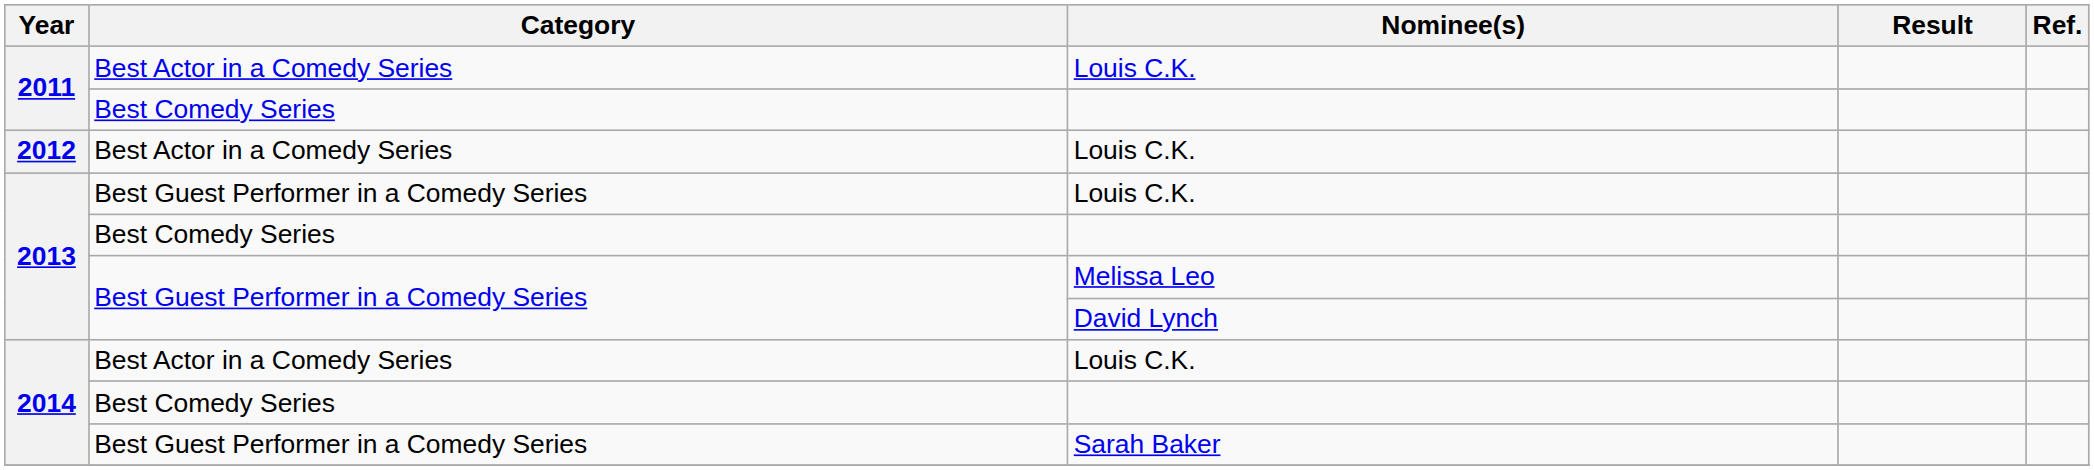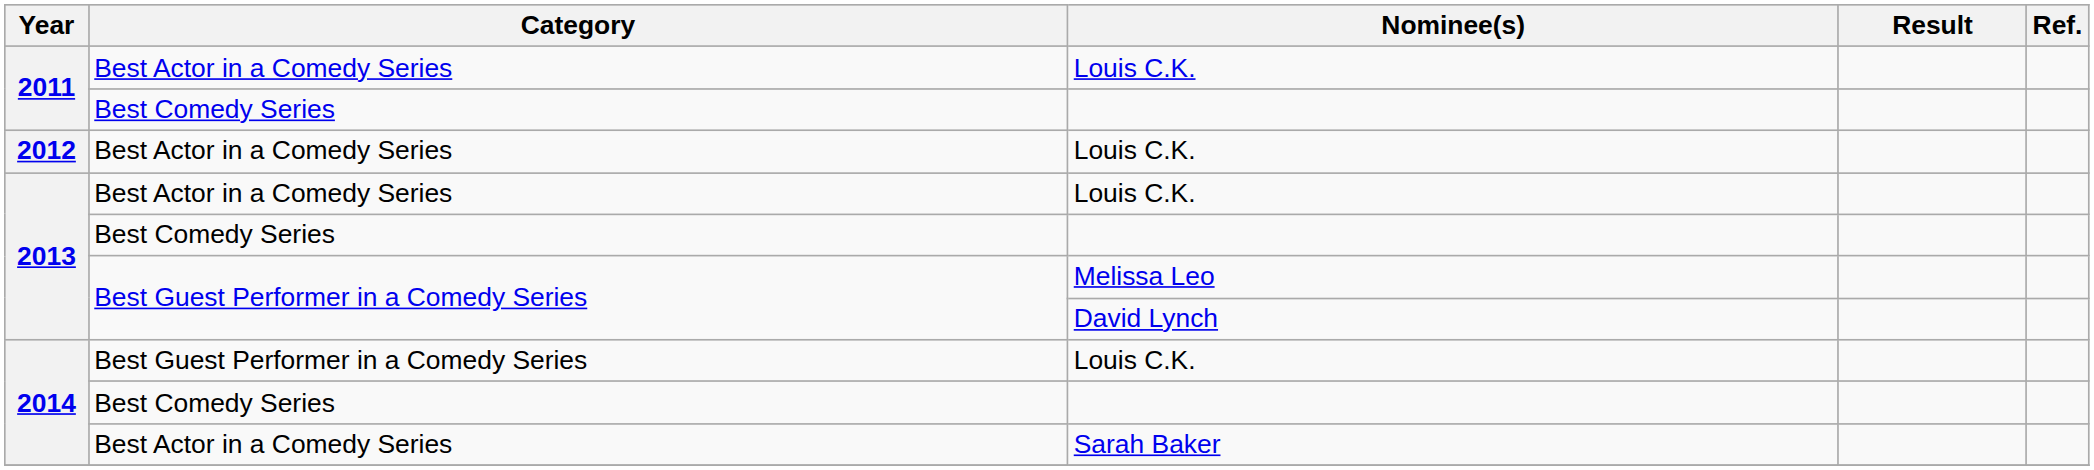(341, 192) Best Guest Performer in a Comedy Series -> (273, 192) Best Actor in a Comedy Series
(273, 360) Best Actor in a Comedy Series -> (341, 360) Best Guest Performer in a Comedy Series
(341, 444) Best Guest Performer in a Comedy Series -> (273, 444) Best Actor in a Comedy Series
